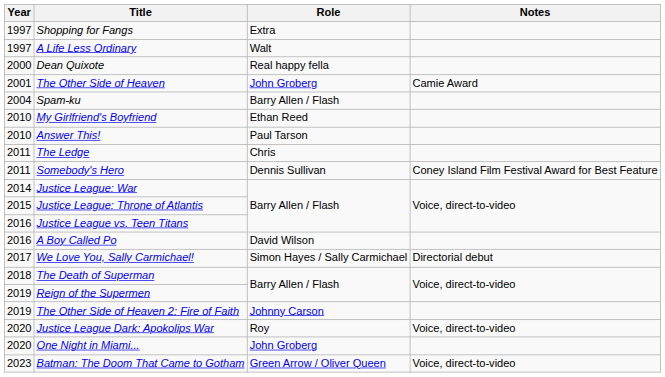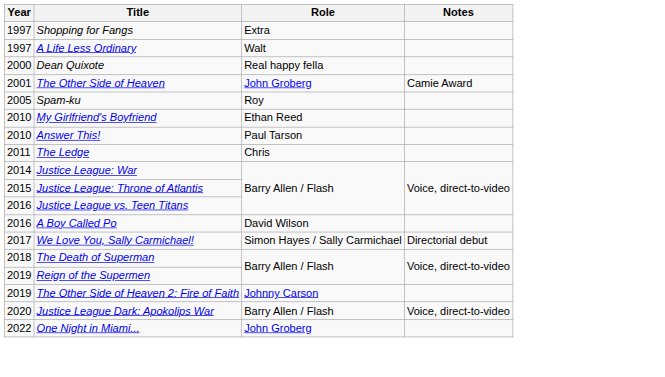(19, 100) 2004 -> (19, 100) 2005
(294, 100) Barry Allen / Flash -> (254, 100) Roy
- row: (80, 170)
(259, 328) Roy -> (289, 310) Barry Allen / Flash
(19, 345) 2020 -> (19, 328) 2022
- row: (141, 363)
